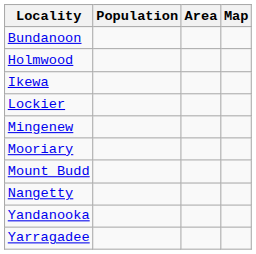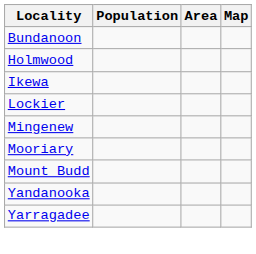- row: (41, 194)
